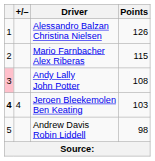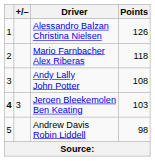(141, 56) 115 -> (141, 56) 118
(9, 81) pink background -> (9, 81) no background
(18, 105) 4 -> (18, 105) 3
